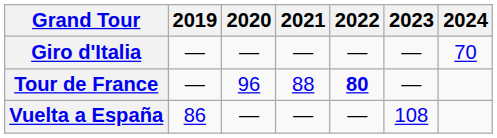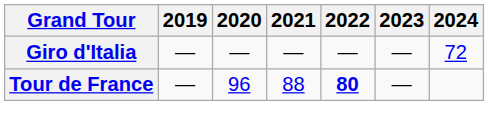(466, 52) 70 -> (456, 52) 72
- row: (86, 116)
